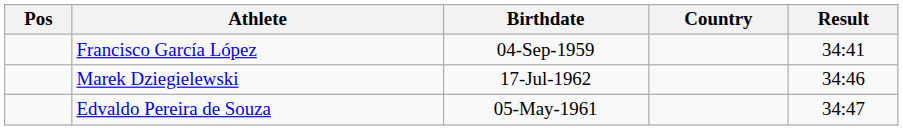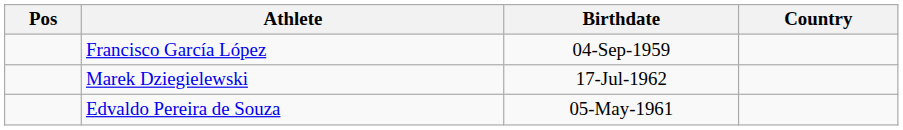- column: (843, 19)
